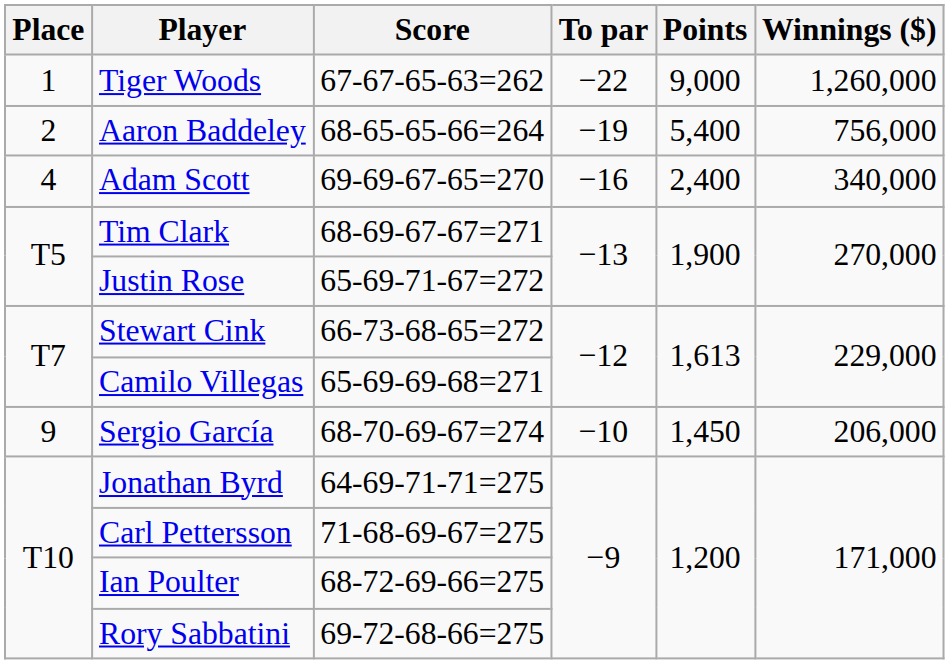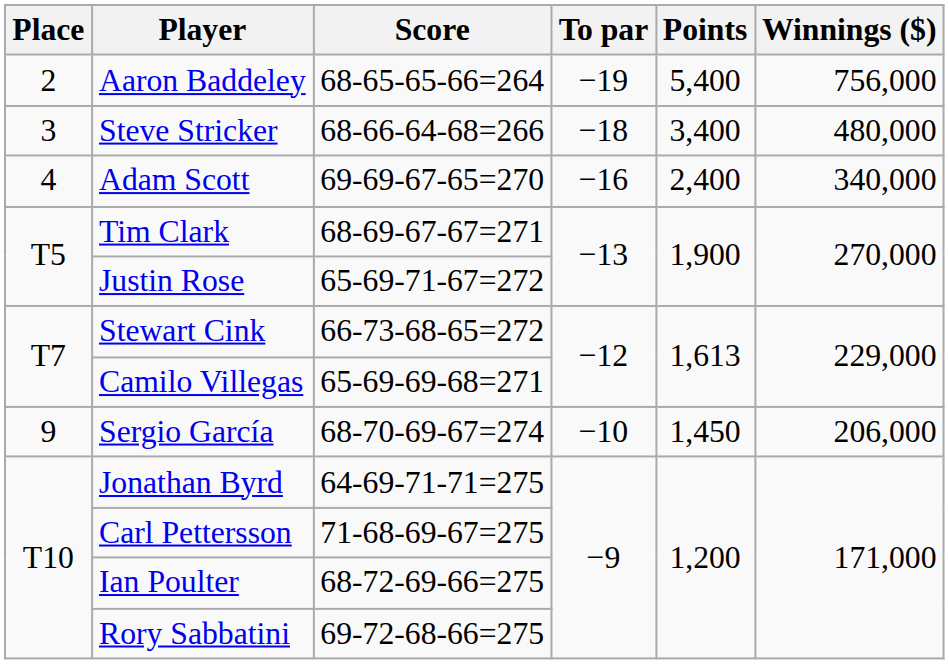- row: (180, 79)
+ row: (188, 130)
